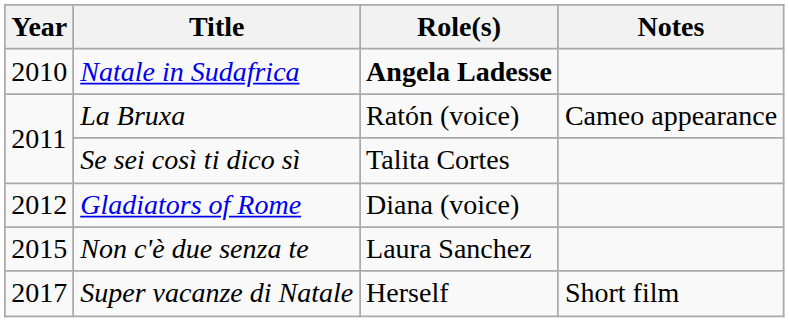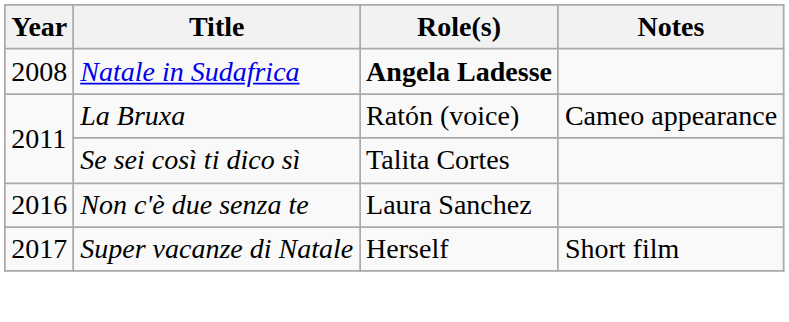(39, 71) 2010 -> (39, 71) 2008
- row: (191, 204)
(39, 248) 2015 -> (39, 204) 2016
